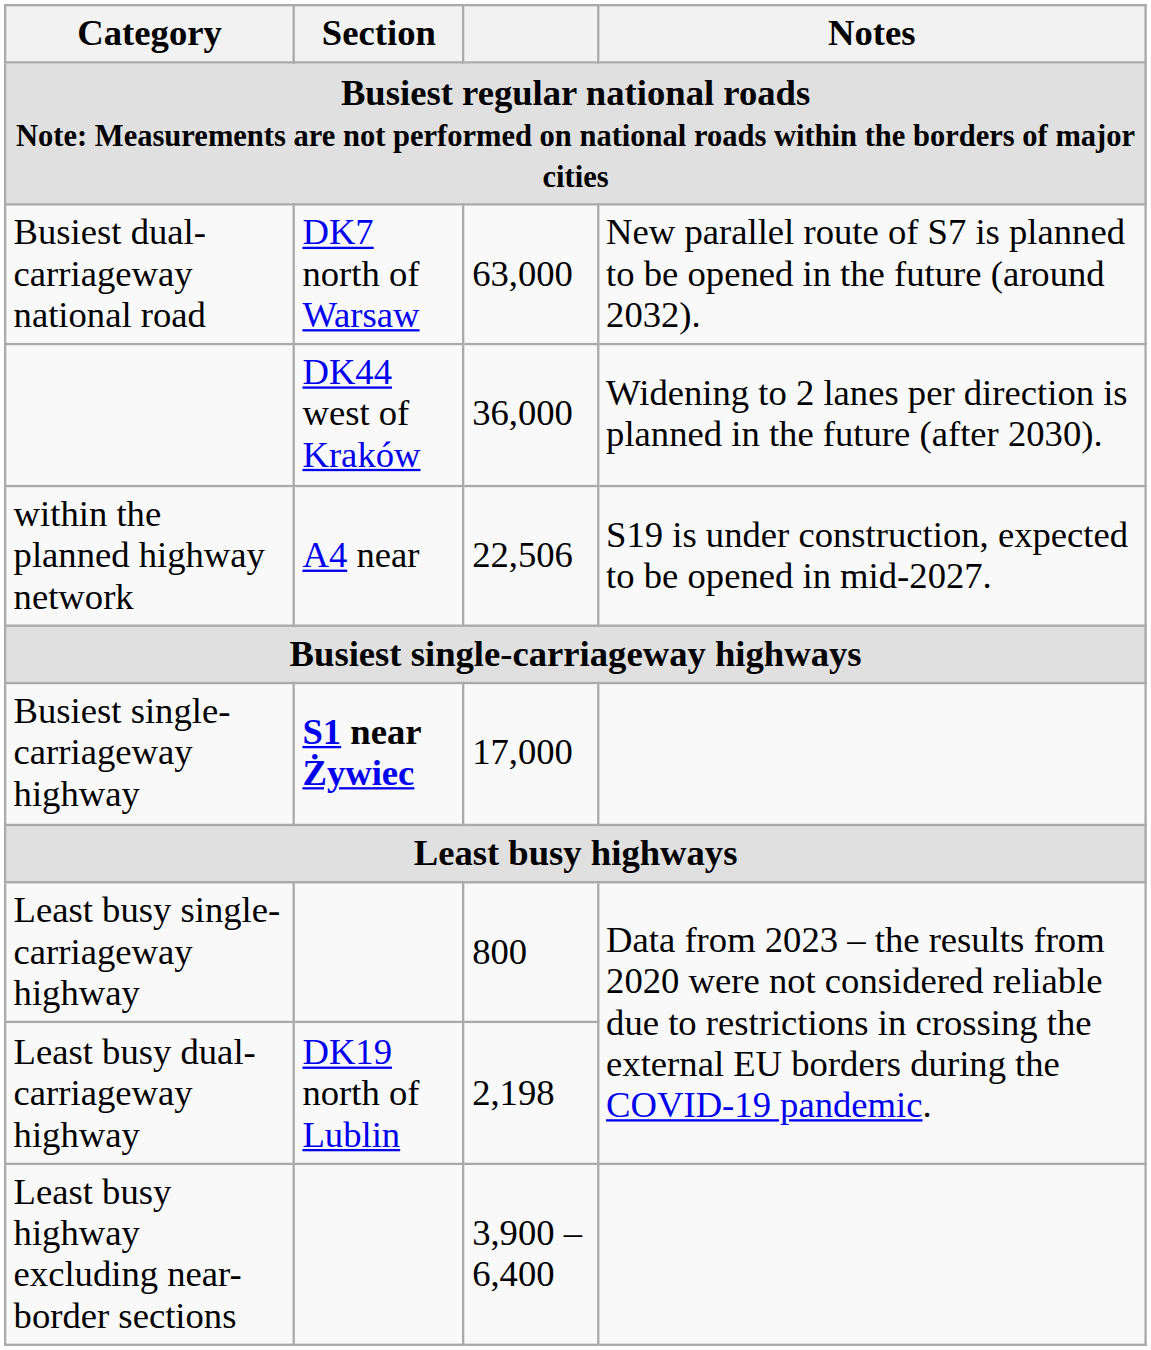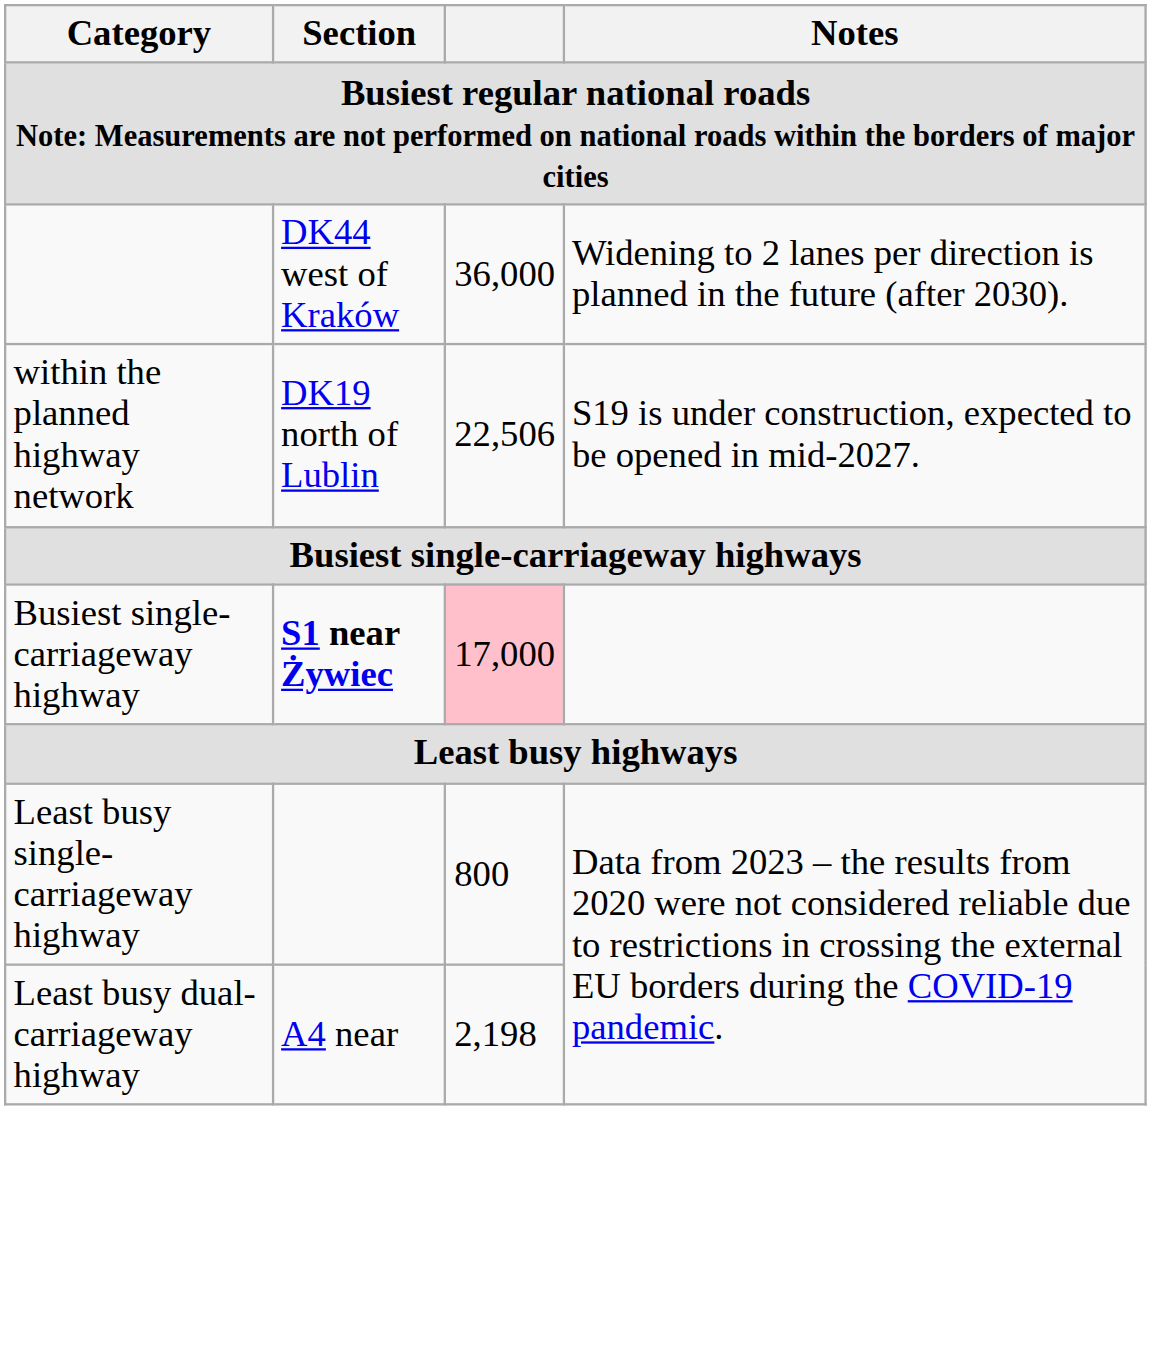- row: (110, 273)
(361, 554) A4 near -> (340, 434) DK19 north of Lublin
(523, 753) no background -> (505, 653) pink background
(361, 1092) DK19 north of Lublin -> (340, 1034) A4 near
- row: (128, 1253)
